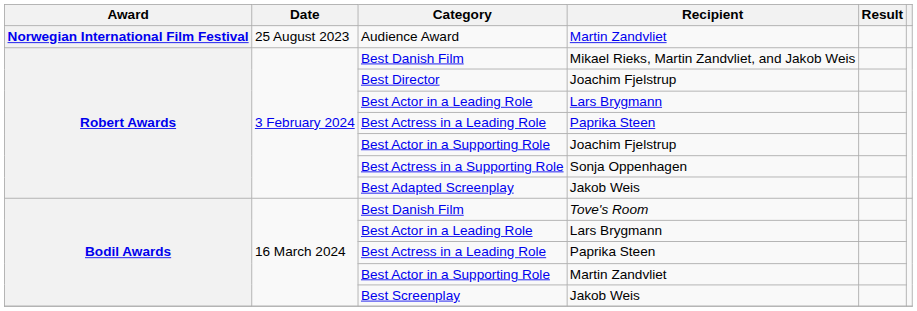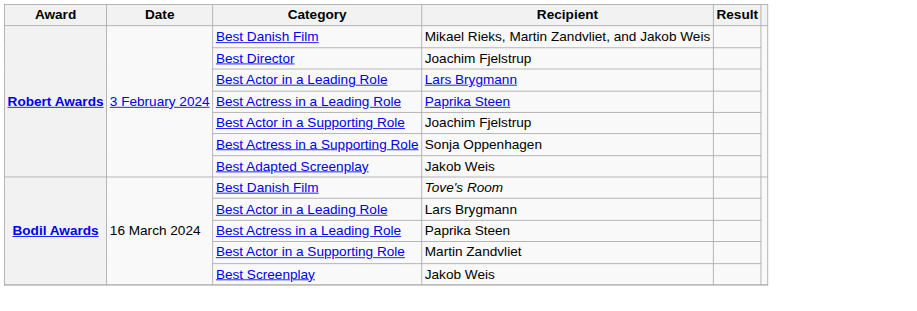- row: (128, 36)
